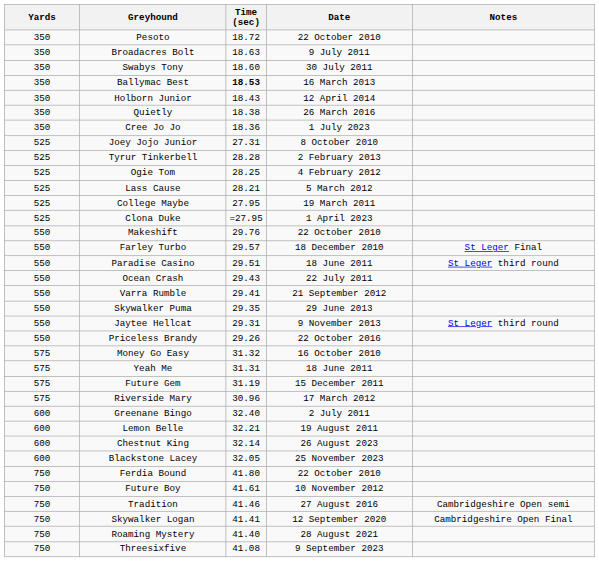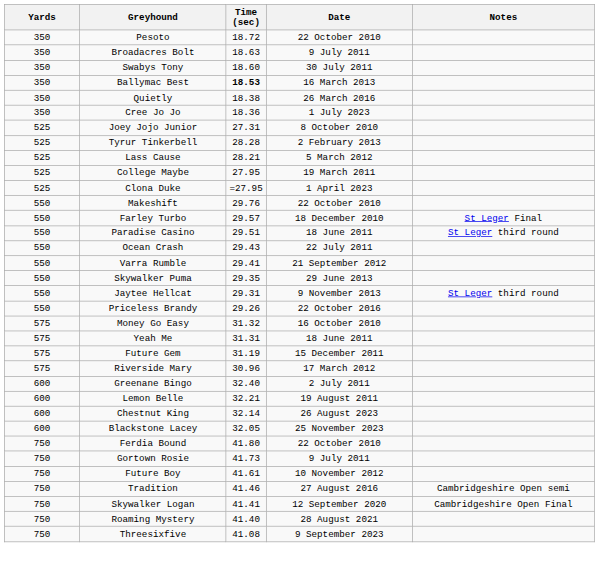- row: (153, 98)
- row: (153, 173)
+ row: (153, 459)
